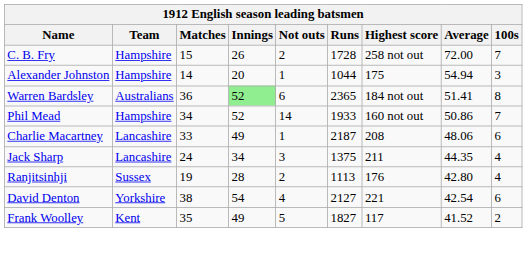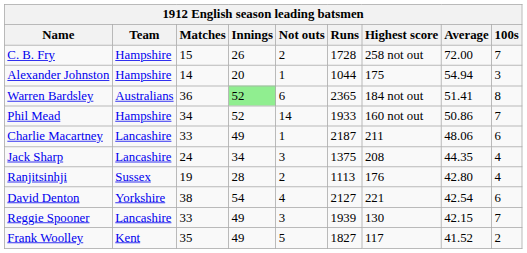(374, 136) 208 -> (374, 136) 211
(374, 156) 211 -> (374, 156) 208
+ row: (48, 217)
